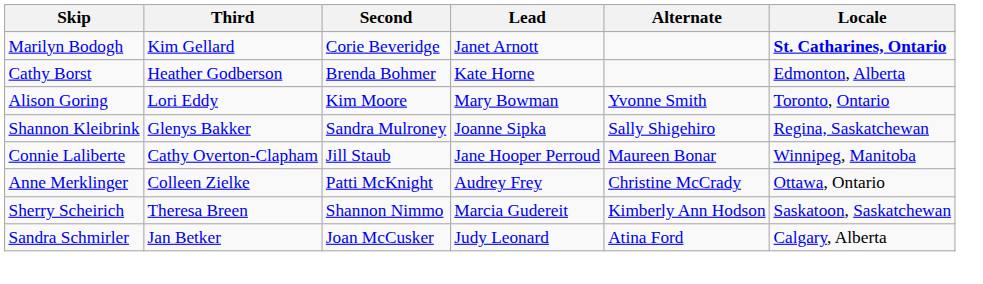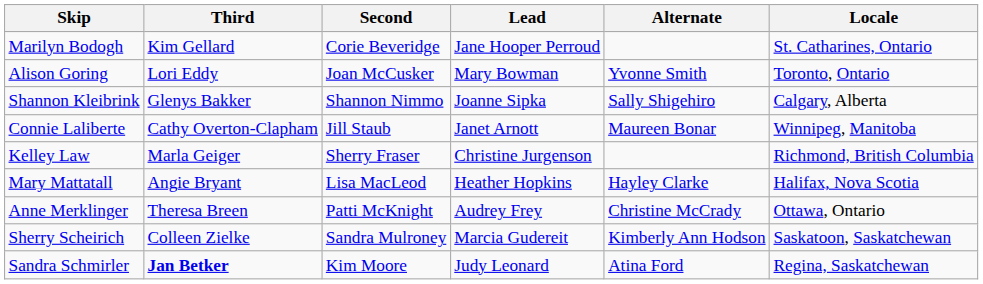(496, 45) Janet Arnott -> (527, 45) Jane Hooper Perroud
(860, 45) bold -> (853, 45) normal
- row: (50, 73)
(366, 100) Kim Moore -> (380, 73) Joan McCusker
(386, 127) Sandra Mulroney -> (385, 100) Shannon Nimmo
(851, 127) Regina, Saskatchewan -> (830, 100) Calgary, Alberta
(527, 155) Jane Hooper Perroud -> (496, 127) Janet Arnott
+ row: (49, 155)
+ row: (61, 182)
(199, 182) Colleen Zielke -> (198, 210) Theresa Breen
(198, 210) Theresa Breen -> (199, 237) Colleen Zielke
(385, 210) Shannon Nimmo -> (386, 237) Sandra Mulroney
(184, 237) normal -> (188, 264) bold
(380, 237) Joan McCusker -> (366, 264) Kim Moore
(830, 237) Calgary, Alberta -> (851, 264) Regina, Saskatchewan
